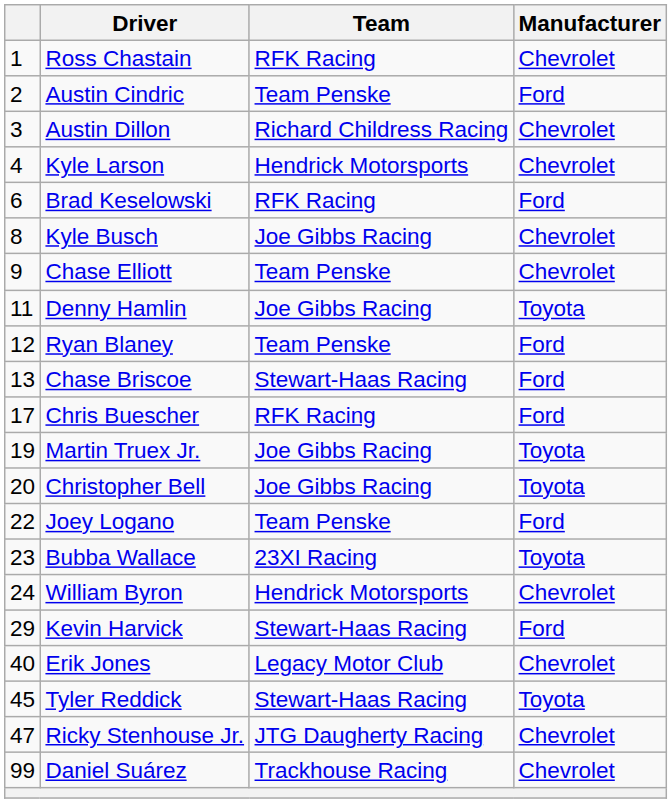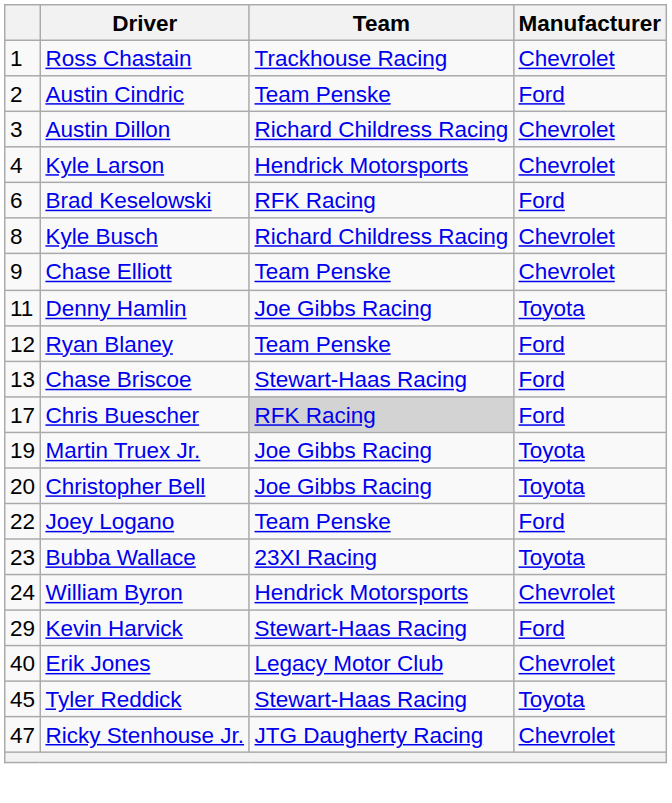(315, 58) RFK Racing -> (351, 58) Trackhouse Racing
(343, 236) Joe Gibbs Racing -> (381, 236) Richard Childress Racing
(315, 414) no background -> (315, 414) lightgrey background
- row: (116, 771)
